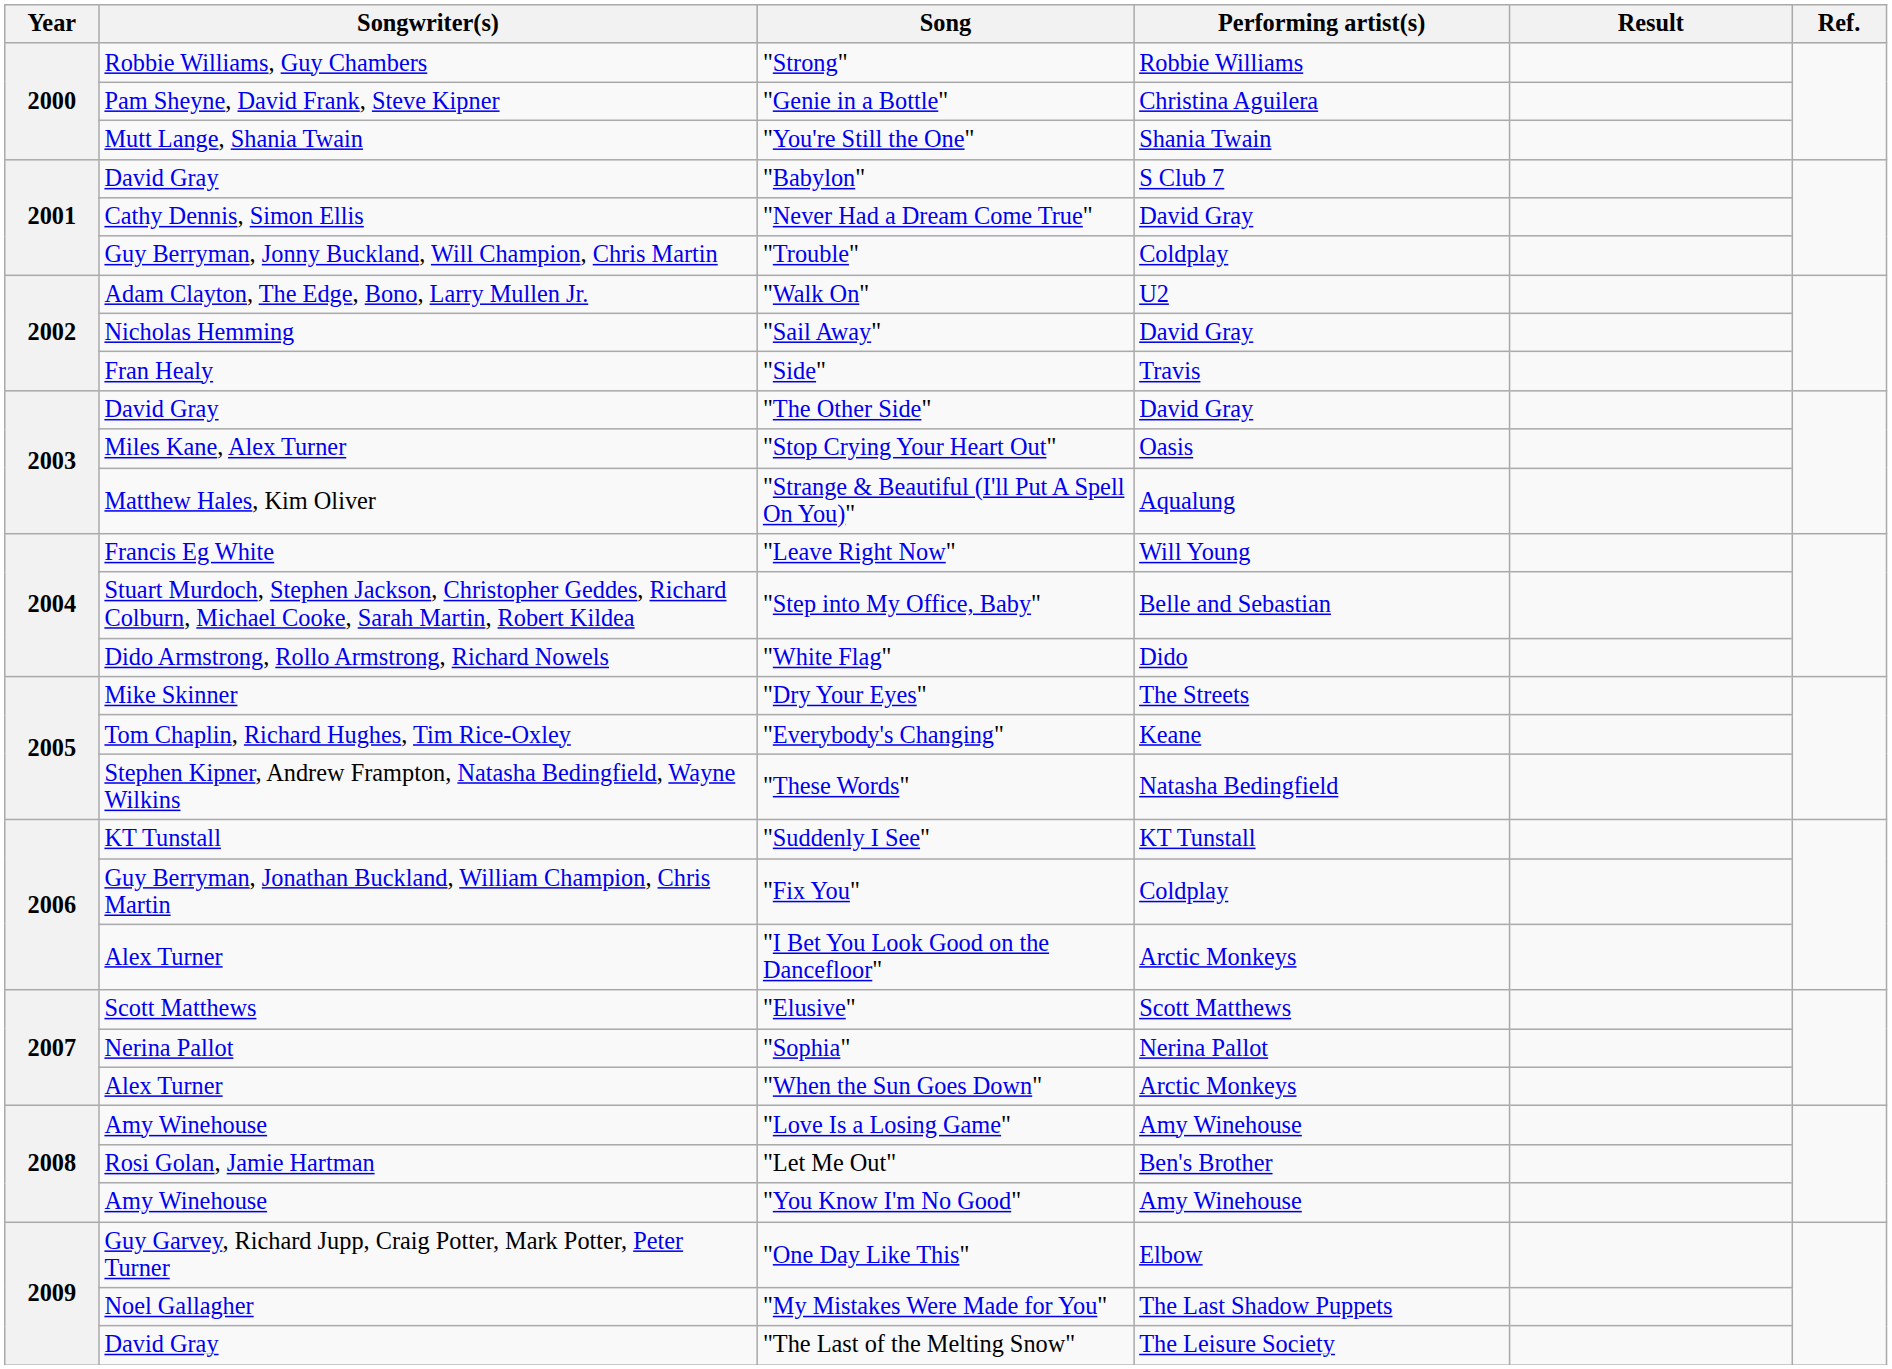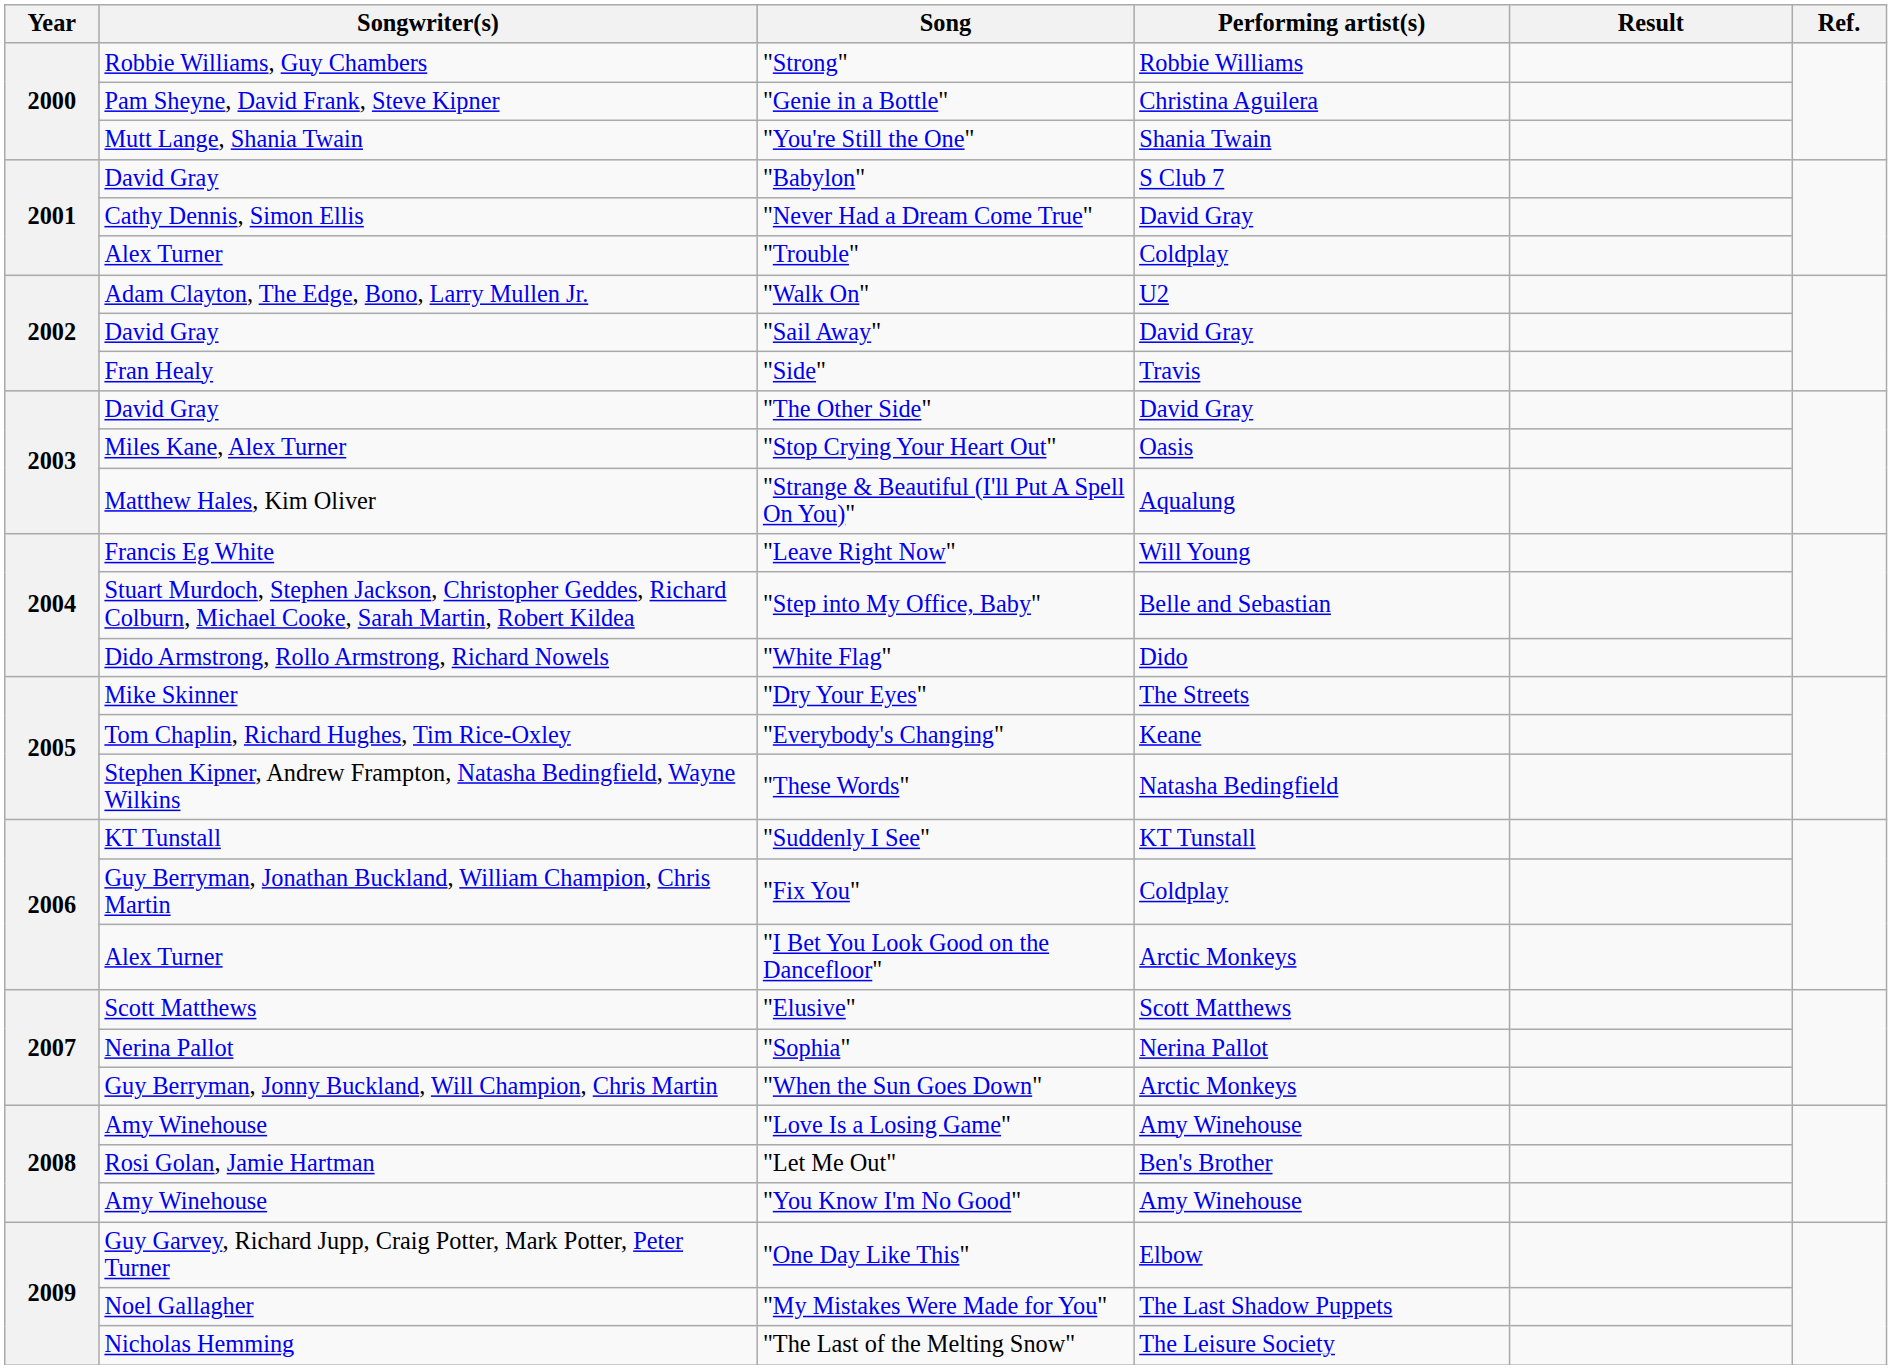(411, 255) Guy Berryman, Jonny Buckland, Will Champion, Chris Martin -> (164, 255) Alex Turner
(199, 332) Nicholas Hemming -> (161, 332) David Gray
(164, 1086) Alex Turner -> (411, 1086) Guy Berryman, Jonny Buckland, Will Champion, Chris Martin
(161, 1345) David Gray -> (199, 1345) Nicholas Hemming
